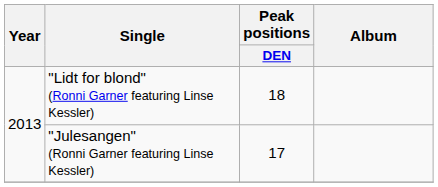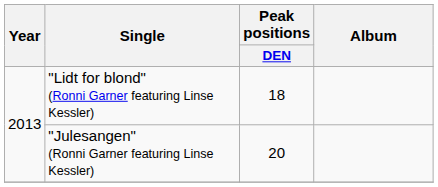(277, 153) 17 -> (277, 153) 20
